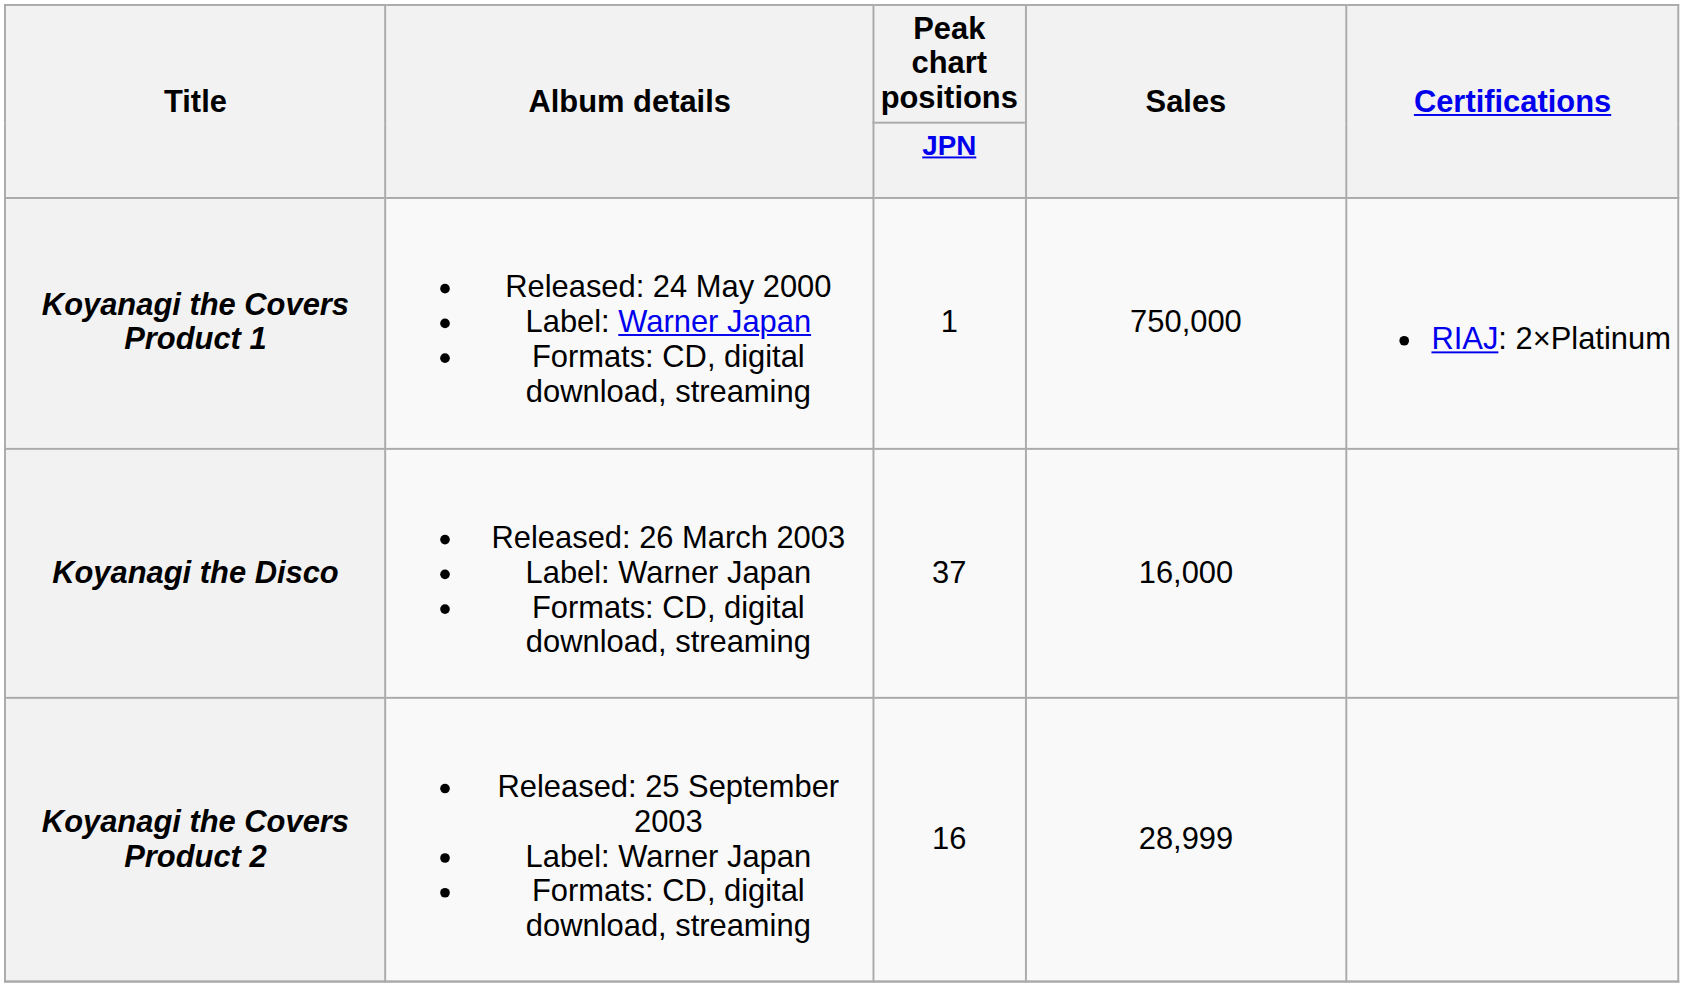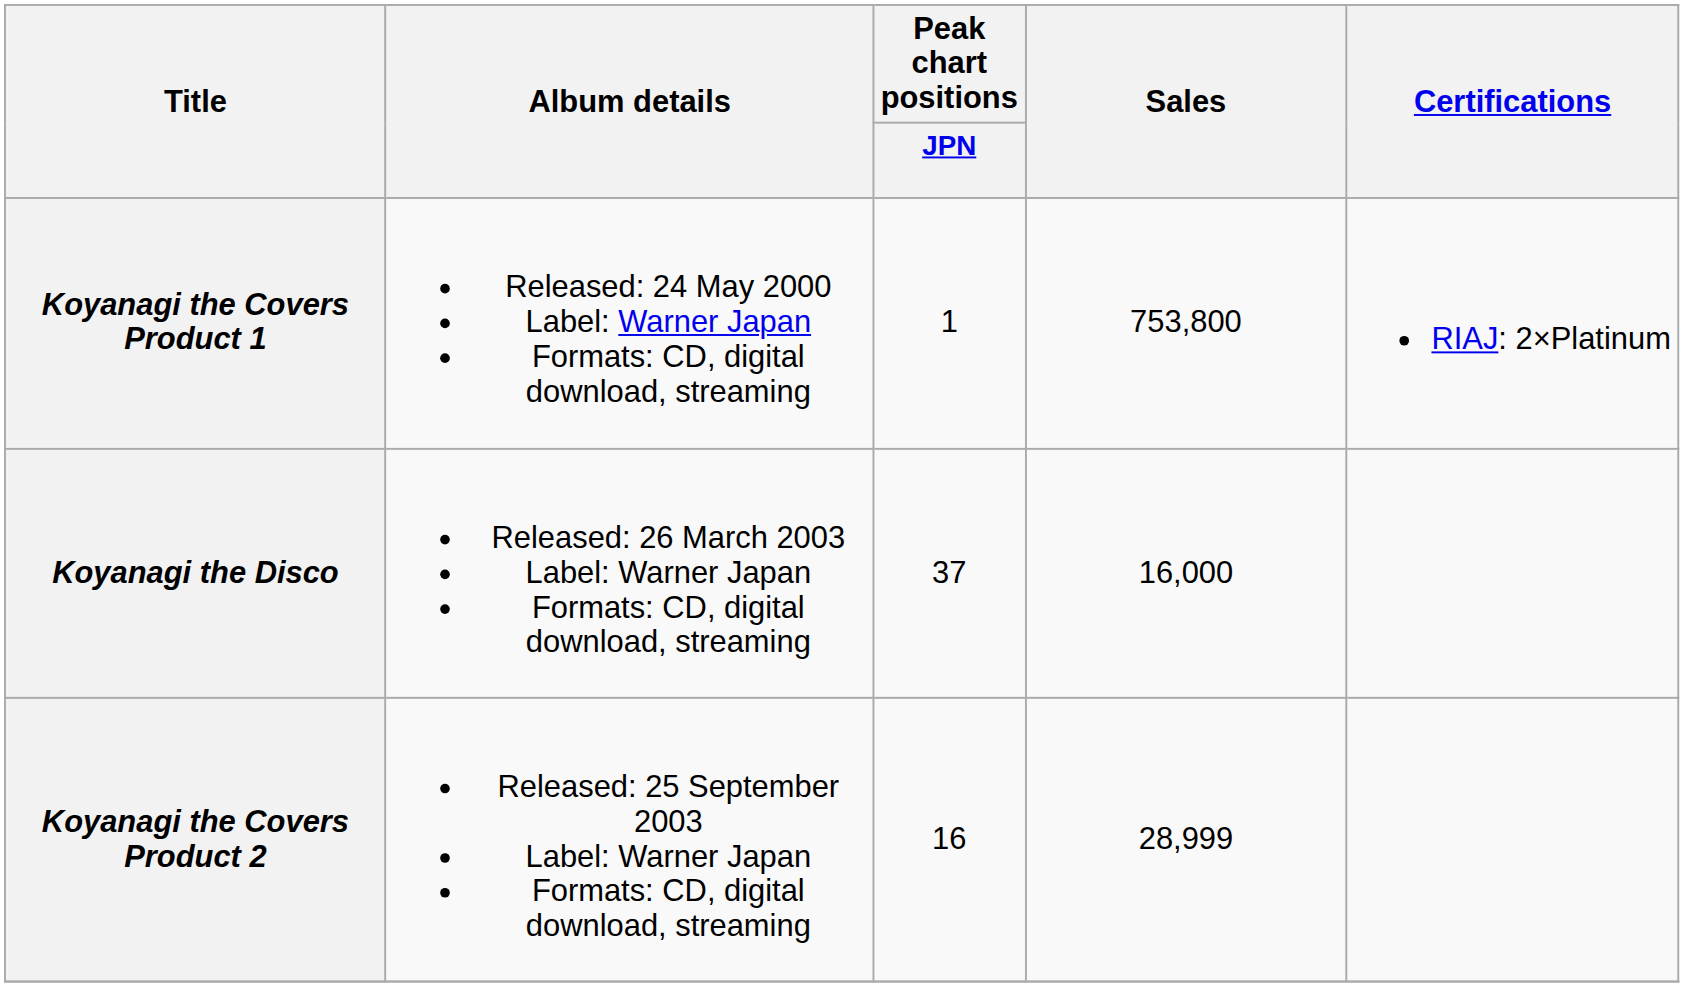(1186, 322) 750,000 -> (1186, 322) 753,800
